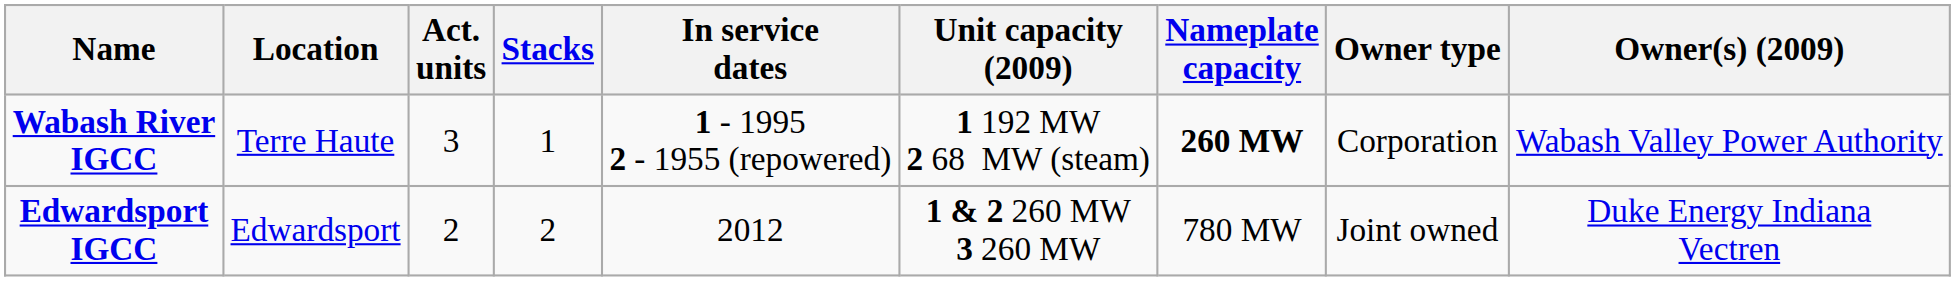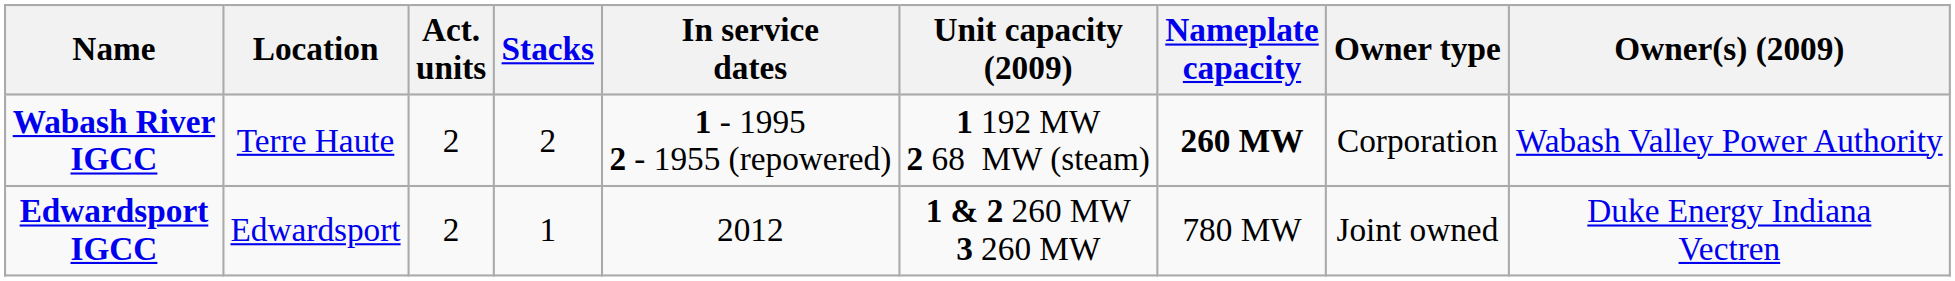(451, 139) 3 -> (451, 139) 2
(548, 139) 1 -> (548, 139) 2
(548, 230) 2 -> (548, 230) 1
